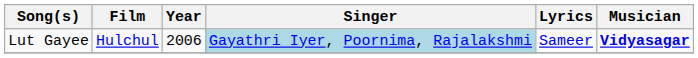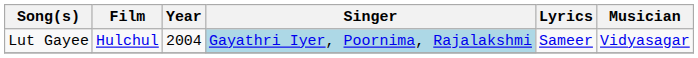(184, 41) 2006 -> (184, 41) 2004
(645, 41) bold -> (645, 41) normal
